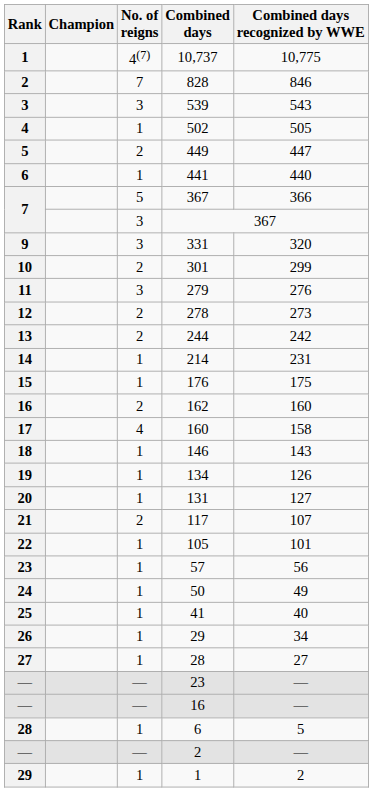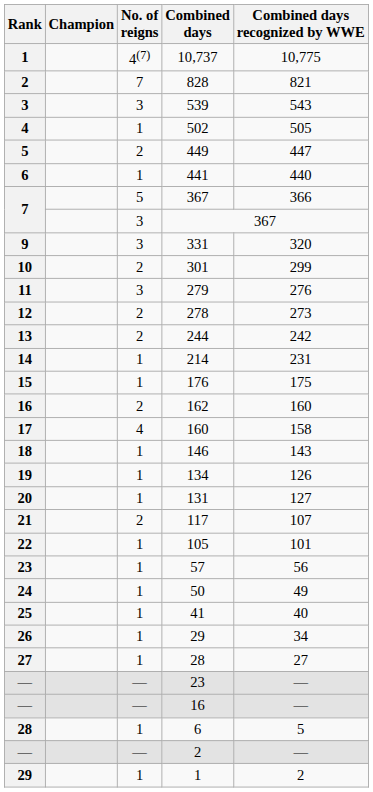(301, 82) 846 -> (301, 82) 821
